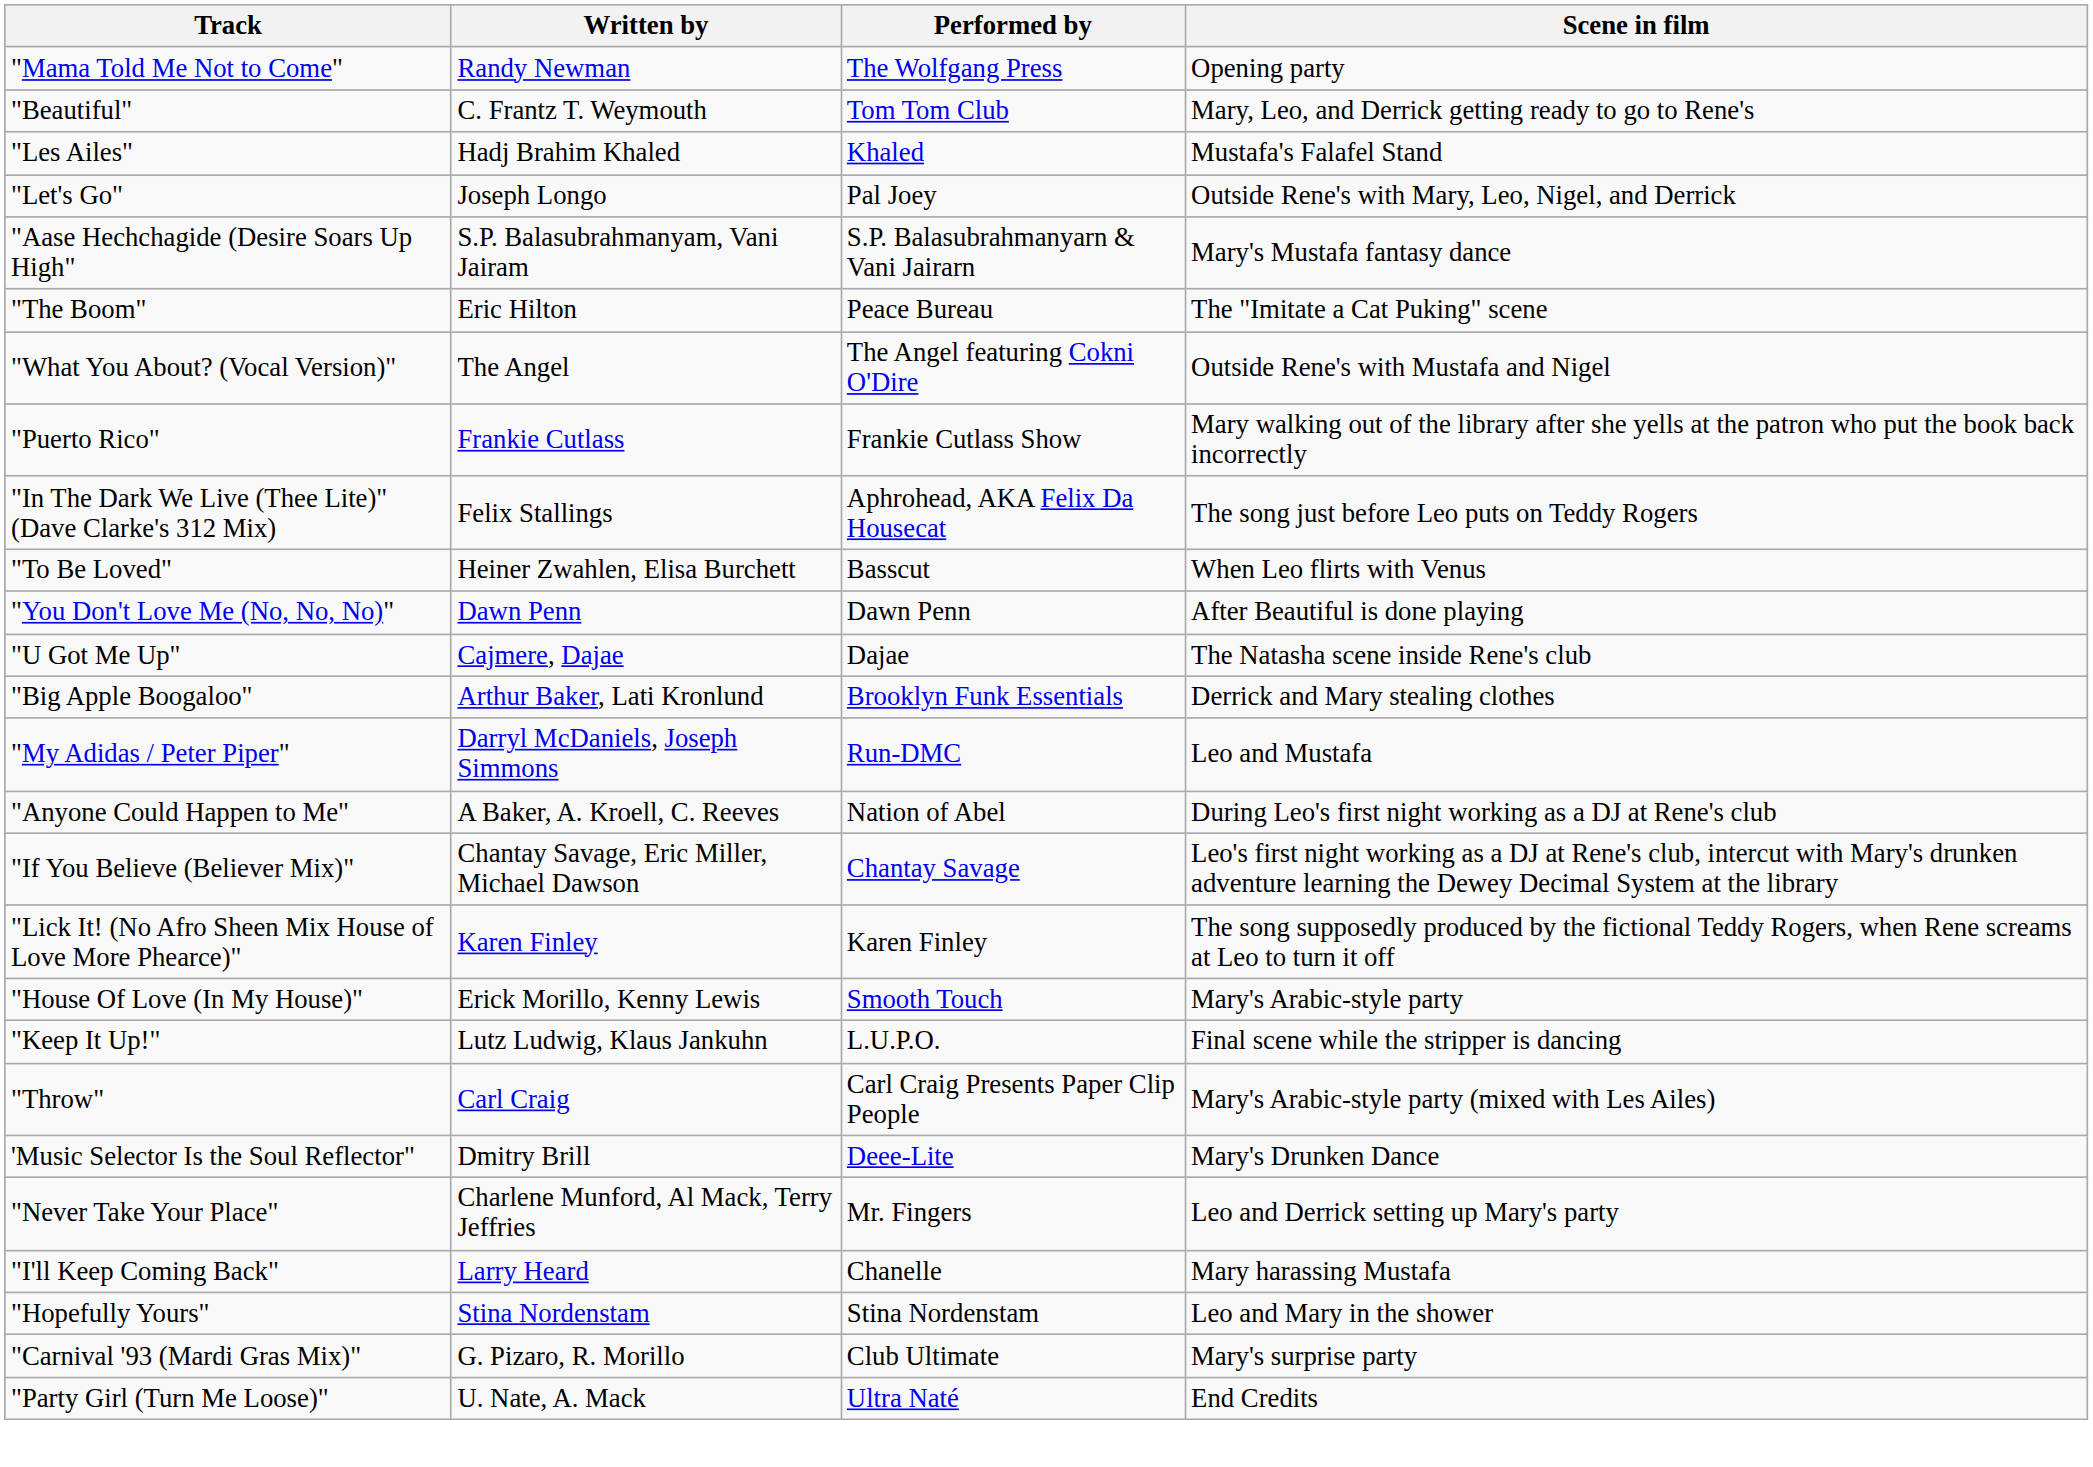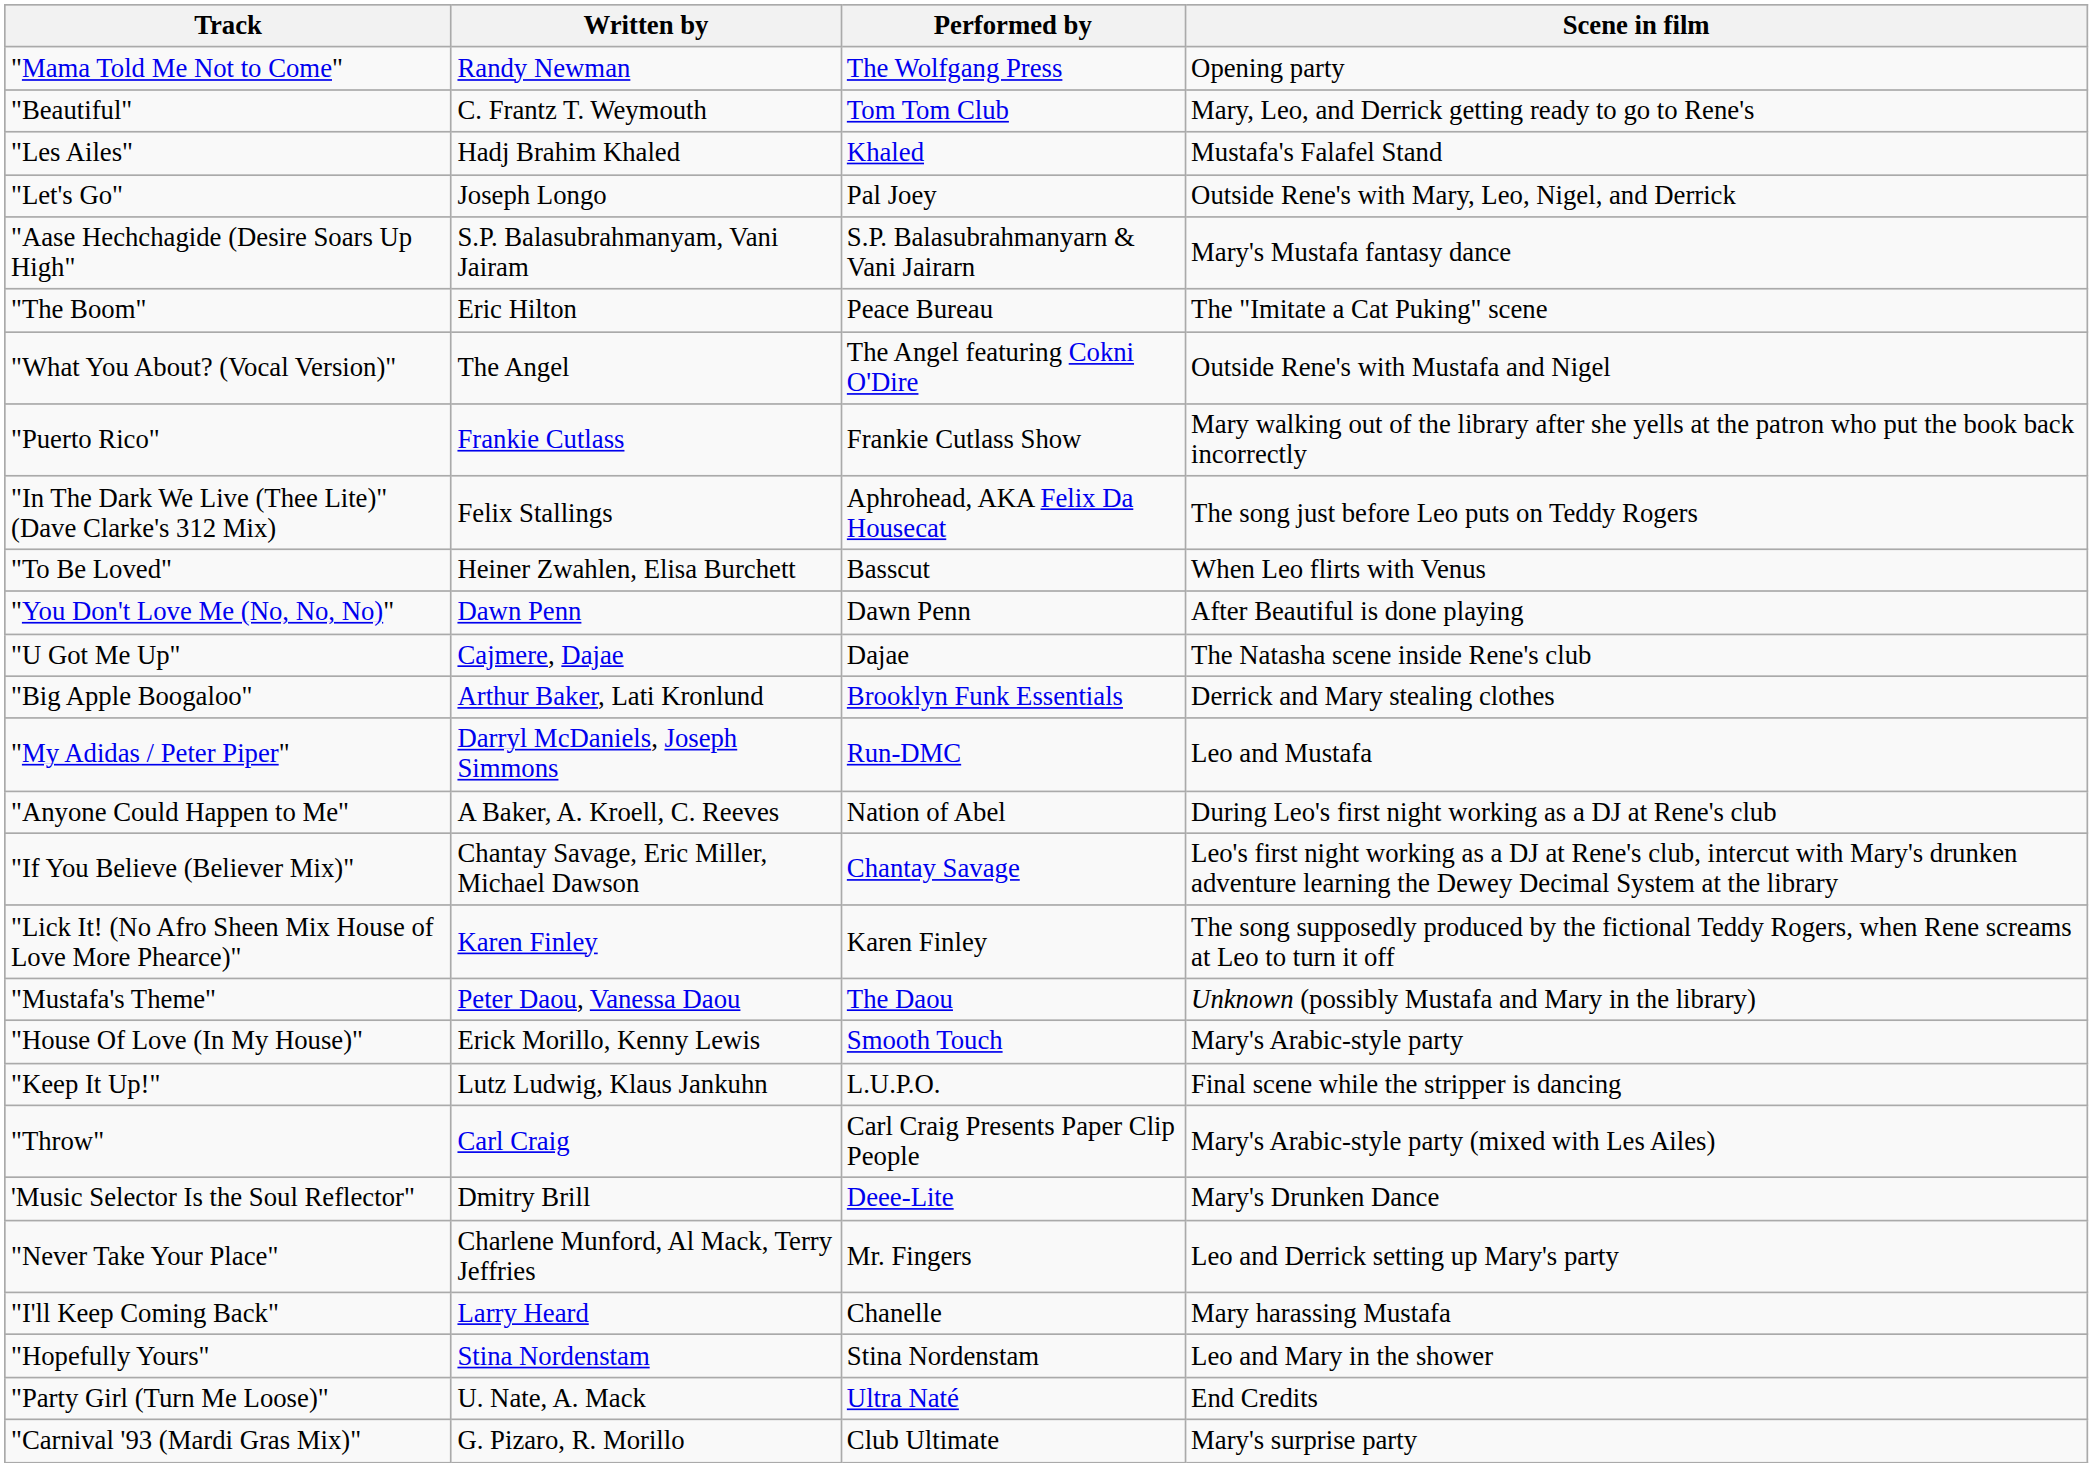+ row: (113, 998)
rows swapped: (186, 1355) <-> (170, 1398)
